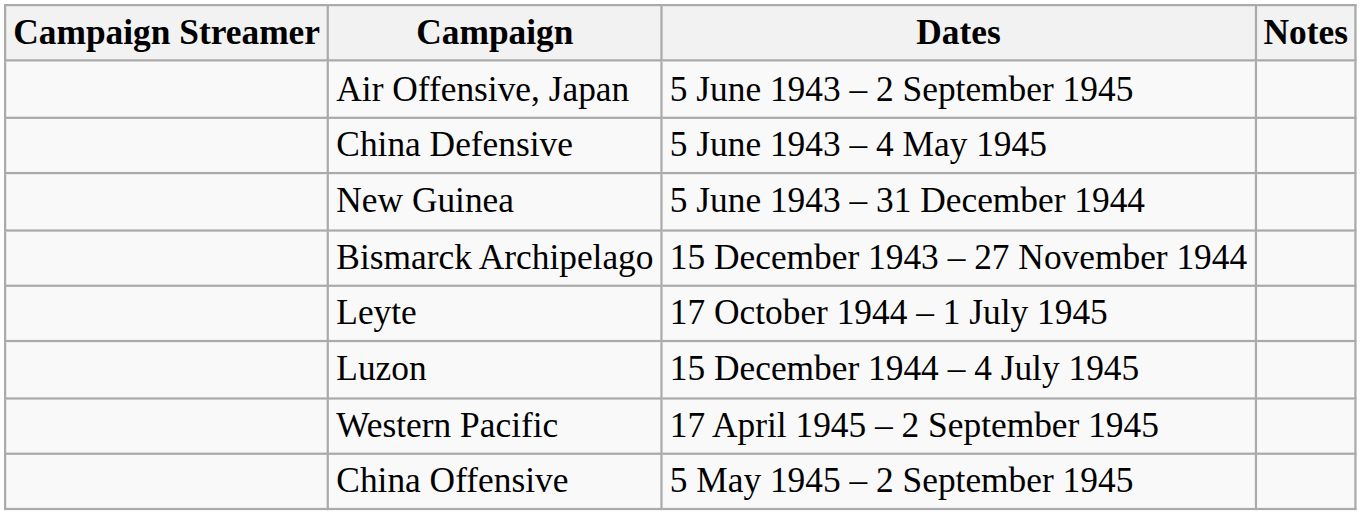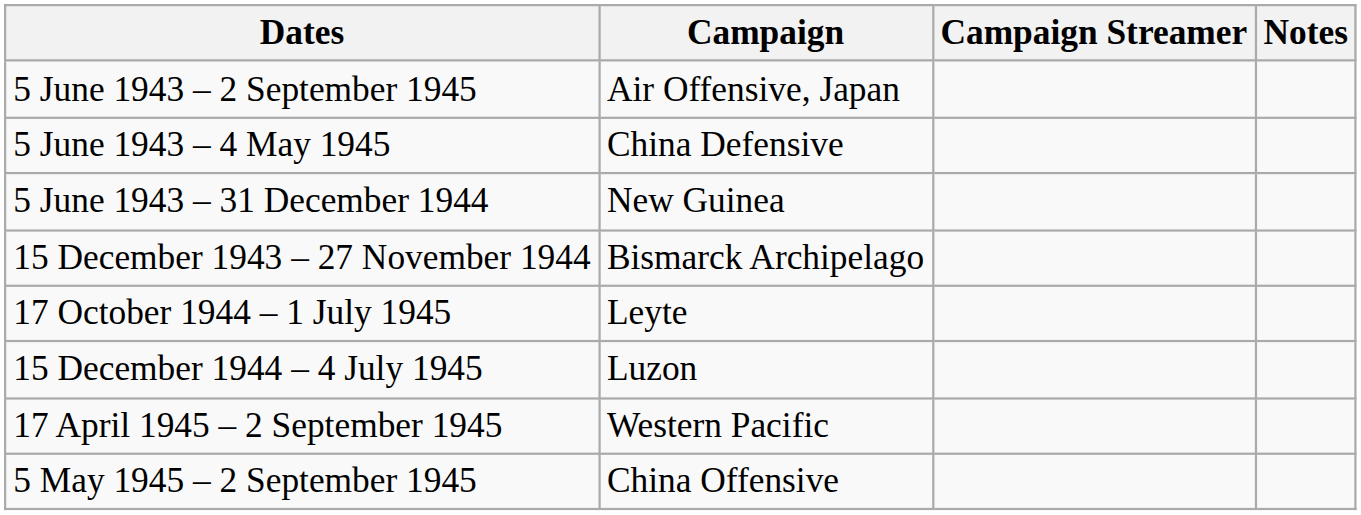columns swapped: (167, 32) <-> (958, 32)
